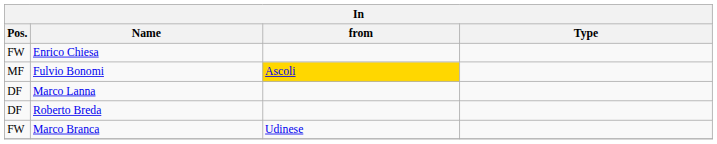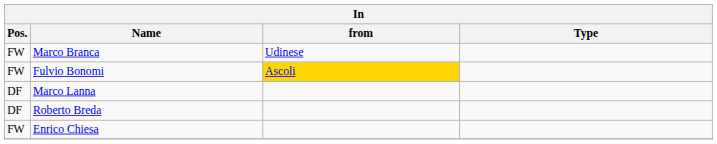rows swapped: (66, 129) <-> (66, 52)
(16, 72) MF -> (16, 72) FW
